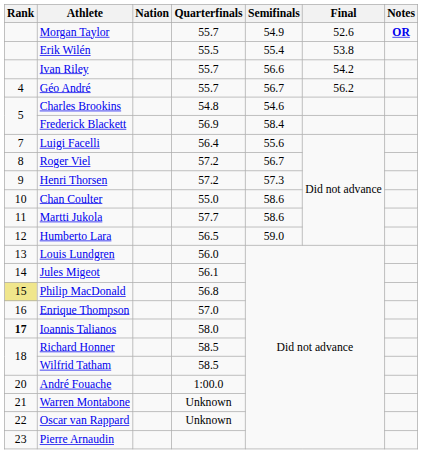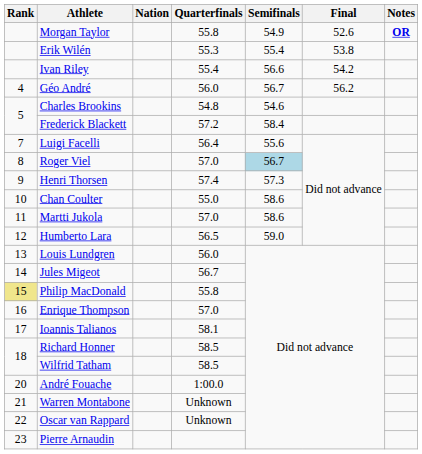(208, 32) 55.7 -> (208, 32) 55.8
(208, 50) 55.5 -> (208, 50) 55.3
(208, 69) 55.7 -> (208, 69) 55.4
(208, 87) 55.7 -> (208, 87) 56.0
(208, 124) 56.9 -> (208, 124) 57.2
(208, 161) 57.2 -> (208, 161) 57.0
(274, 161) no background -> (274, 161) lightblue background
(208, 180) 57.2 -> (208, 180) 57.4
(208, 217) 57.7 -> (208, 217) 57.0
(208, 273) 56.1 -> (208, 273) 56.7
(208, 291) 56.8 -> (208, 291) 55.8
(21, 328) bold -> (21, 328) normal
(208, 328) 58.0 -> (208, 328) 58.1
